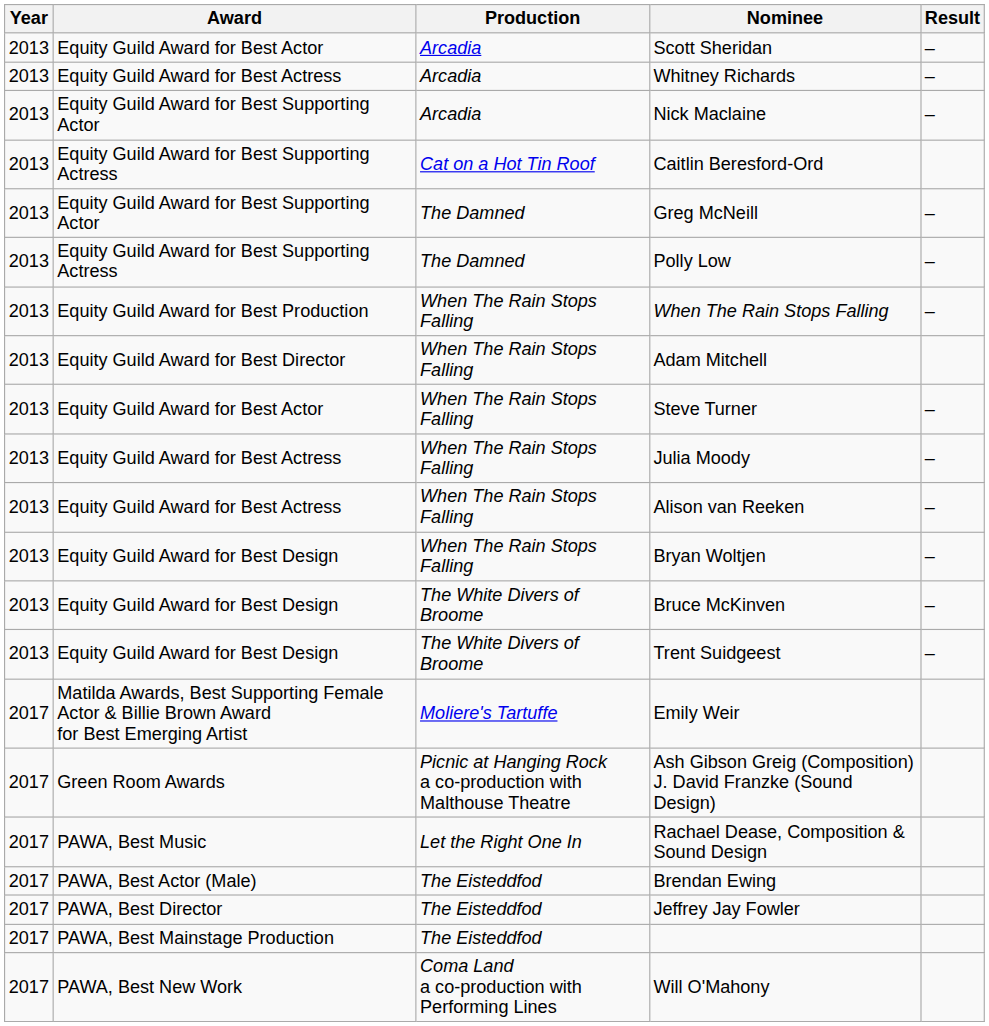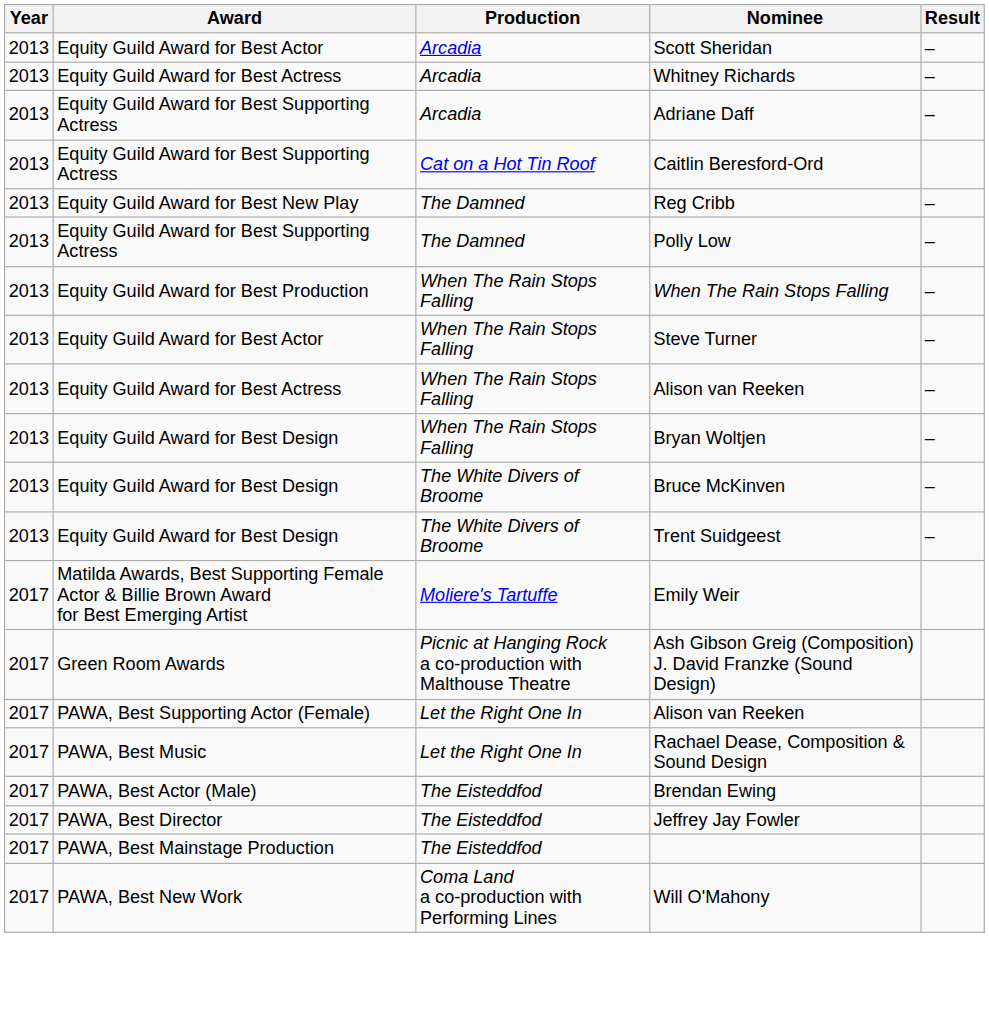- row: (213, 115)
+ row: (213, 115)
+ row: (208, 202)
- row: (213, 213)
- row: (201, 360)
- row: (199, 458)
+ row: (214, 713)
